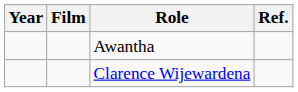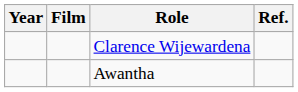rows swapped: (172, 73) <-> (124, 45)
